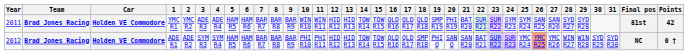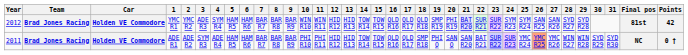(14, 23) 2011 -> (14, 23) 2012
(218, 23) ADE R4 -> (218, 23) SYM R4
(466, 23) no background -> (466, 23) lavender background
(14, 41) 2012 -> (14, 41) 2011
(218, 41) SYM R4 -> (218, 41) ADE R4
